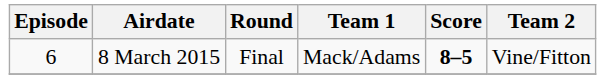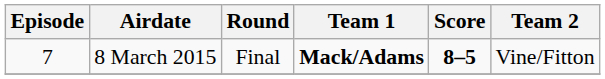(51, 56) 6 -> (47, 56) 7
(362, 56) normal -> (362, 56) bold
